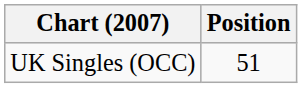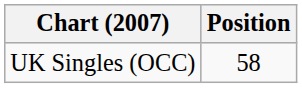(249, 62) 51 -> (249, 62) 58
